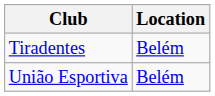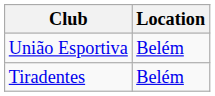rows swapped: (47, 47) <-> (68, 76)
